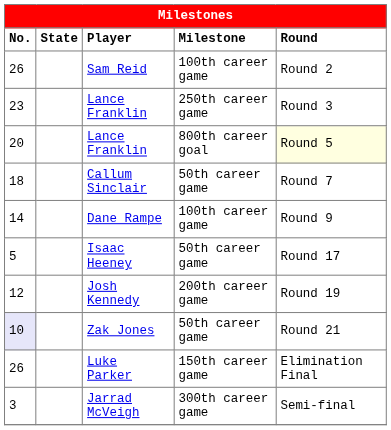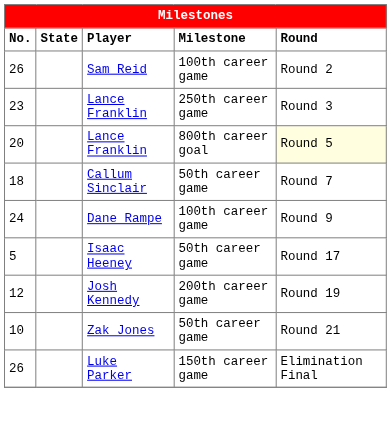(17, 219) 14 -> (17, 219) 24
(17, 331) lavender background -> (17, 331) no background
- row: (113, 406)
